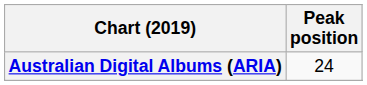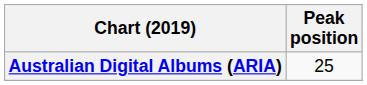(324, 66) 24 -> (324, 66) 25
